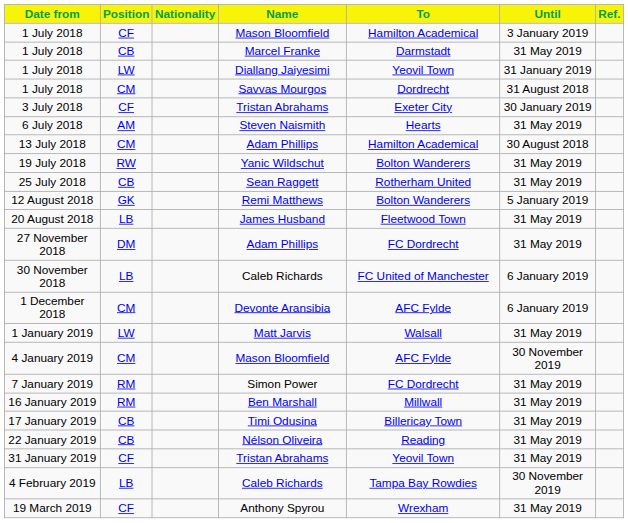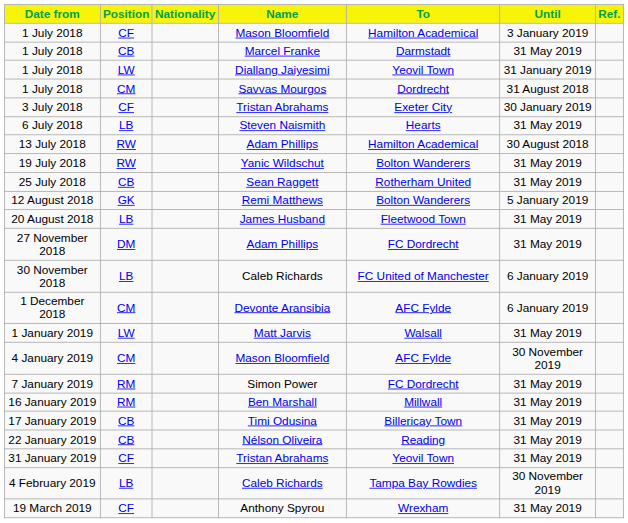(126, 126) AM -> (126, 126) LB
(126, 145) CM -> (126, 145) RW
